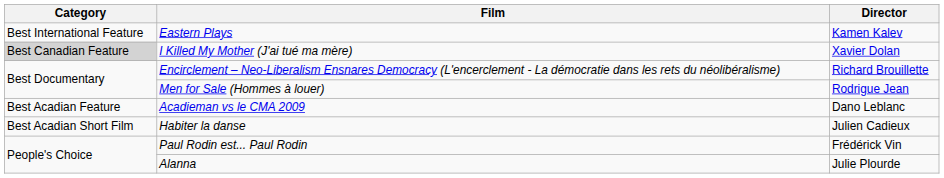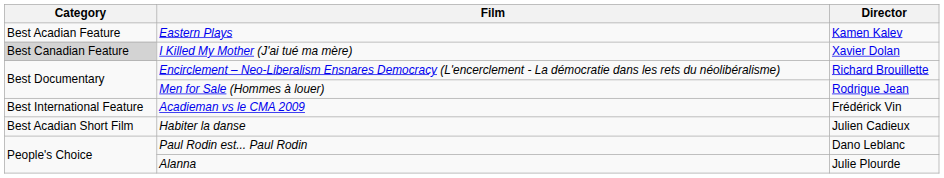(75, 32) Best International Feature -> (64, 32) Best Acadian Feature
(64, 107) Best Acadian Feature -> (75, 107) Best International Feature
(868, 107) Dano Leblanc -> (867, 107) Frédérick Vin
(867, 145) Frédérick Vin -> (868, 145) Dano Leblanc
